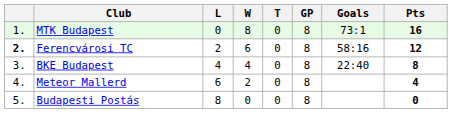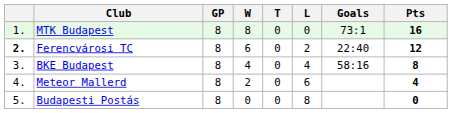columns swapped: (307, 13) <-> (218, 13)
(353, 48) 58:16 -> (353, 48) 22:40
(353, 65) 22:40 -> (353, 65) 58:16
